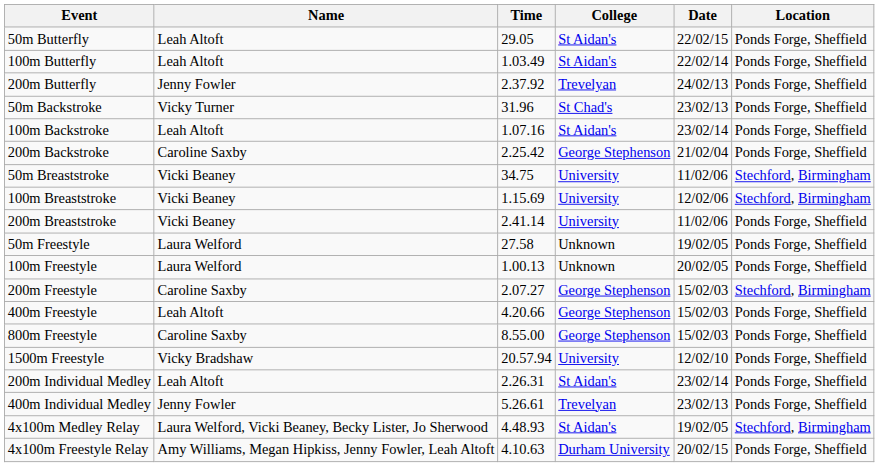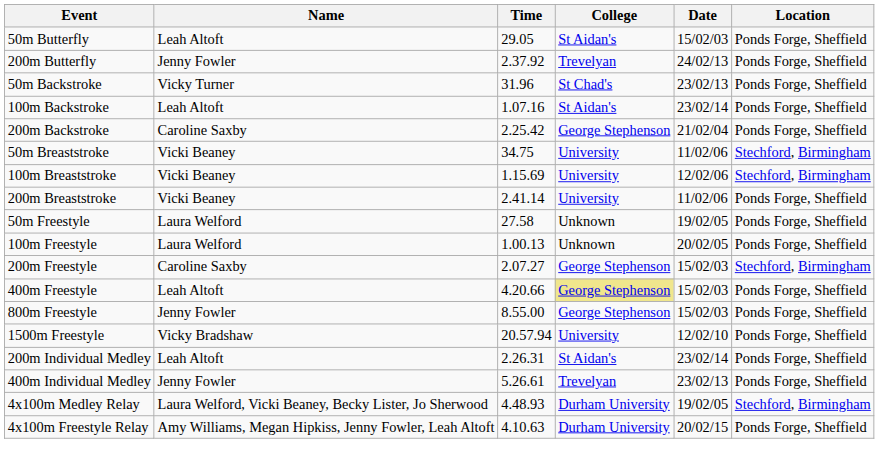(703, 38) 22/02/15 -> (703, 38) 15/02/03
- row: (52, 61)
(614, 312) no background -> (614, 289) khaki background
(202, 335) Caroline Saxby -> (197, 312) Jenny Fowler
(587, 426) St Aidan's -> (614, 404) Durham University
